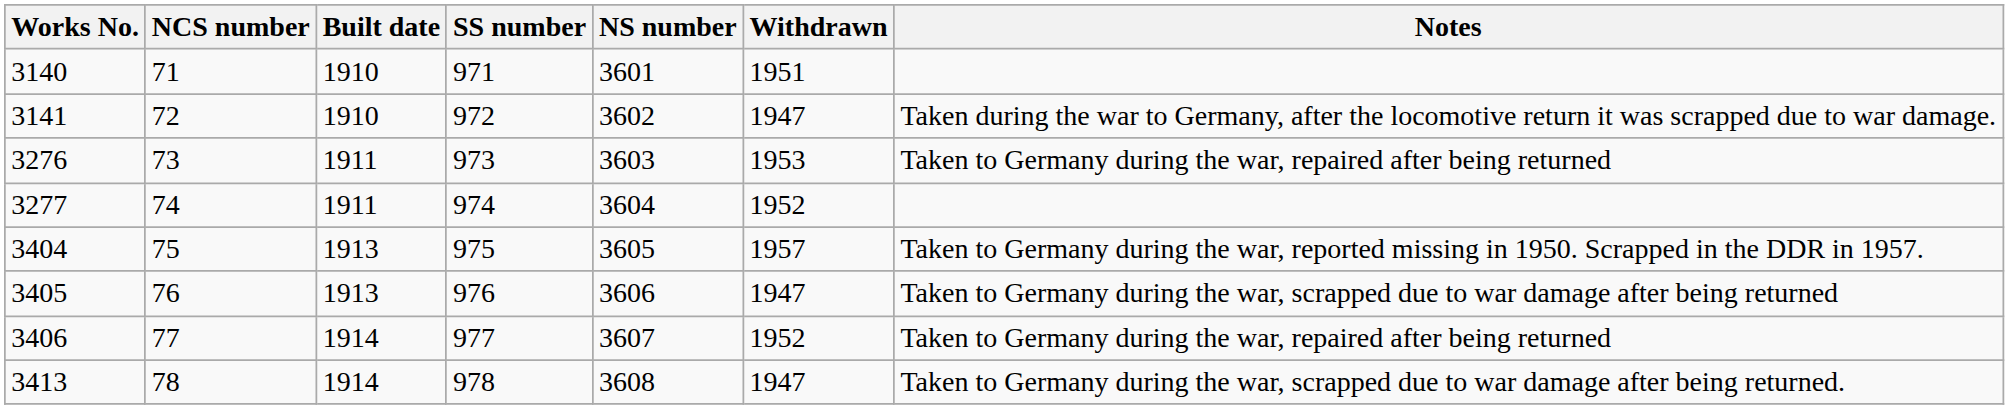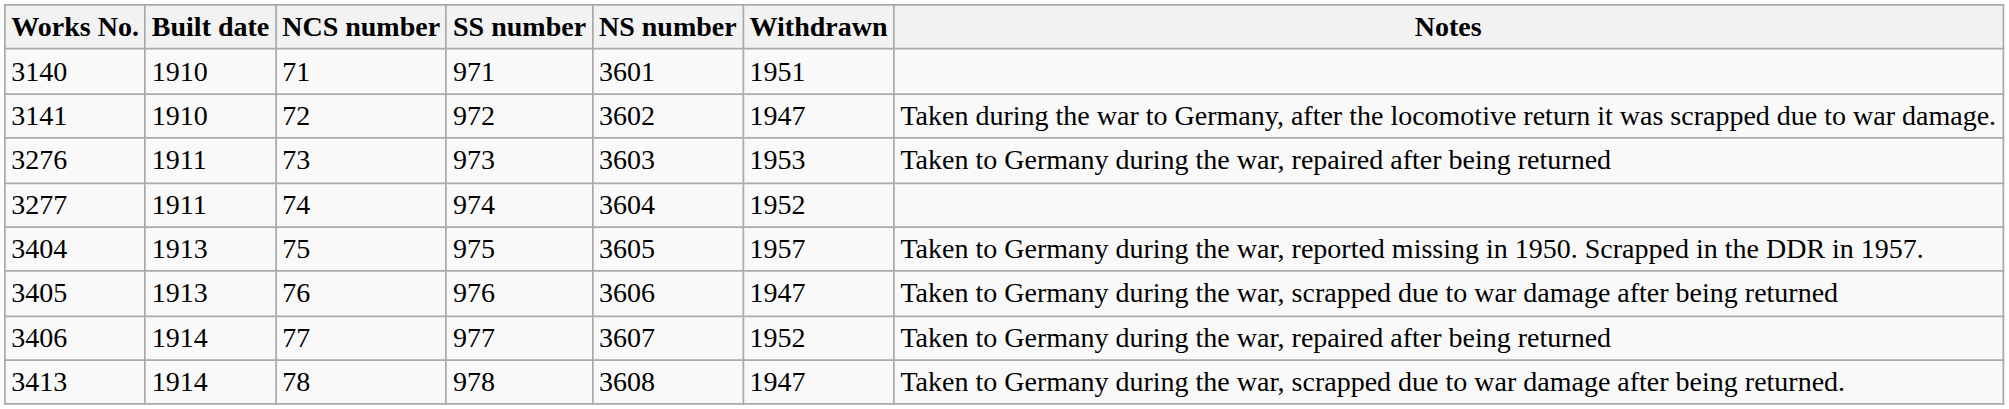columns swapped: (381, 26) <-> (231, 26)
